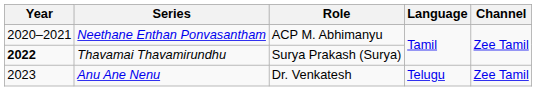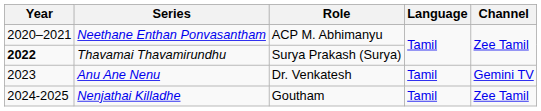(426, 75) Telugu -> (422, 75) Tamil
(501, 75) Zee Tamil -> (504, 75) Gemini TV
+ row: (129, 95)
